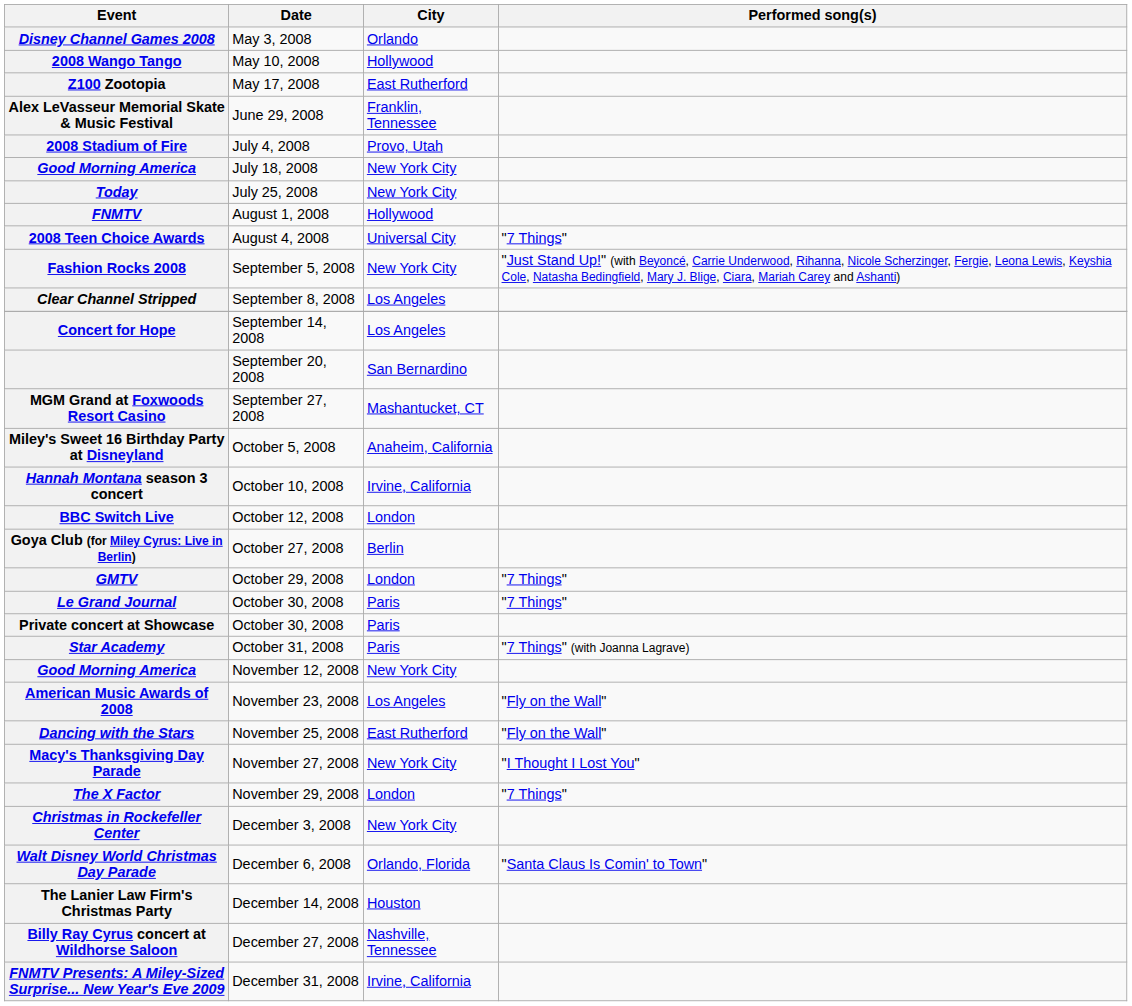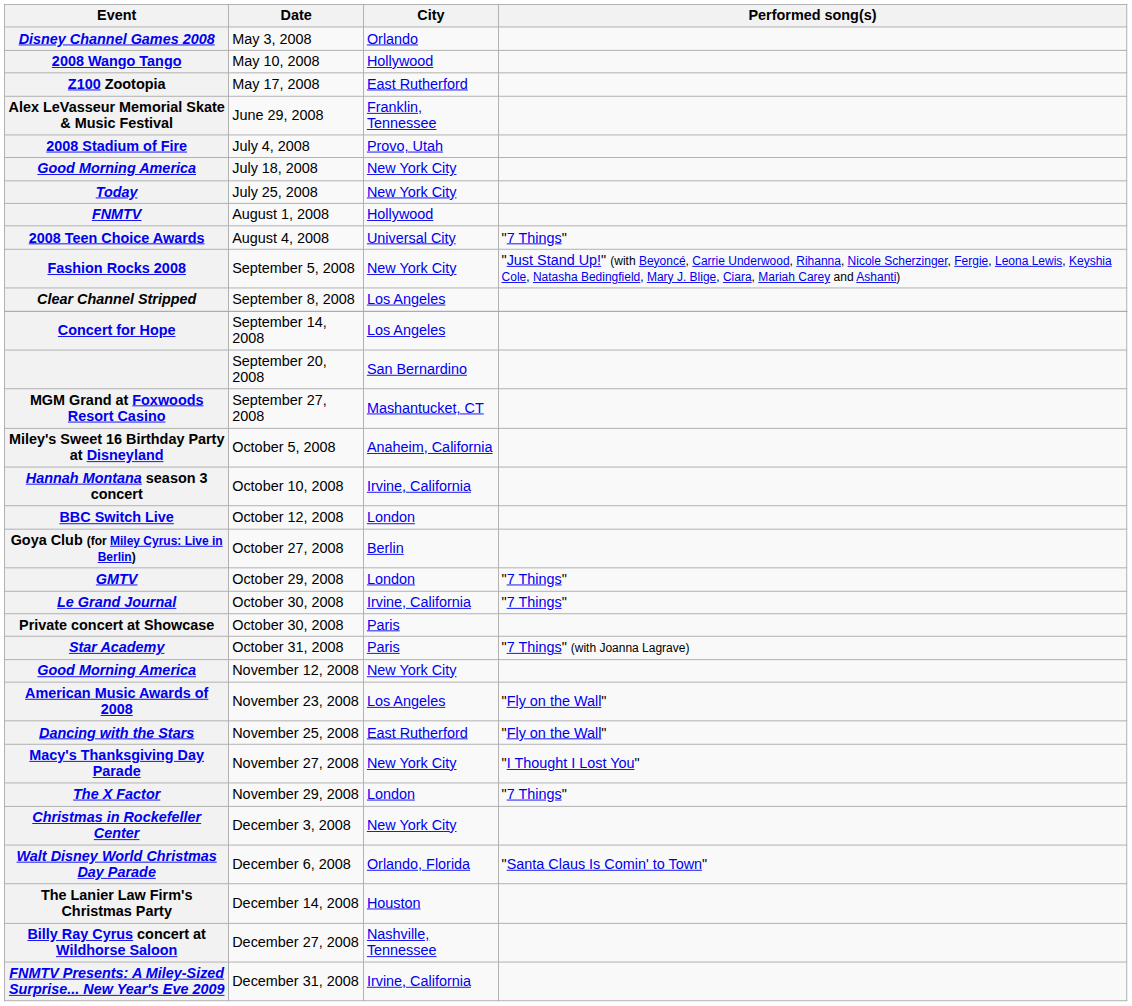(383, 602) Paris -> (419, 602) Irvine, California
